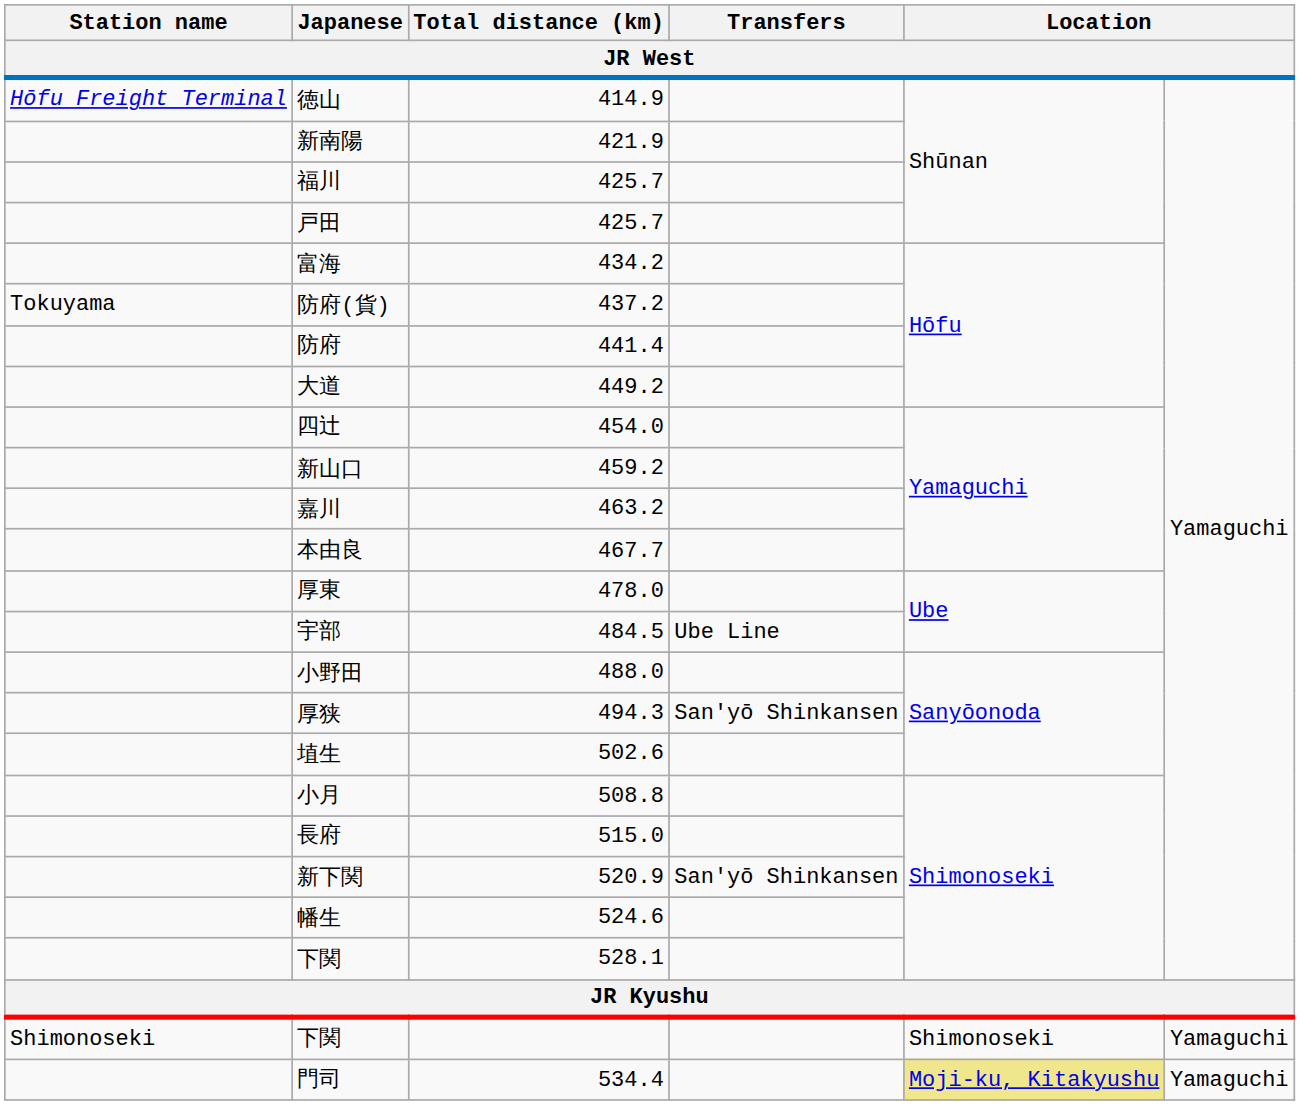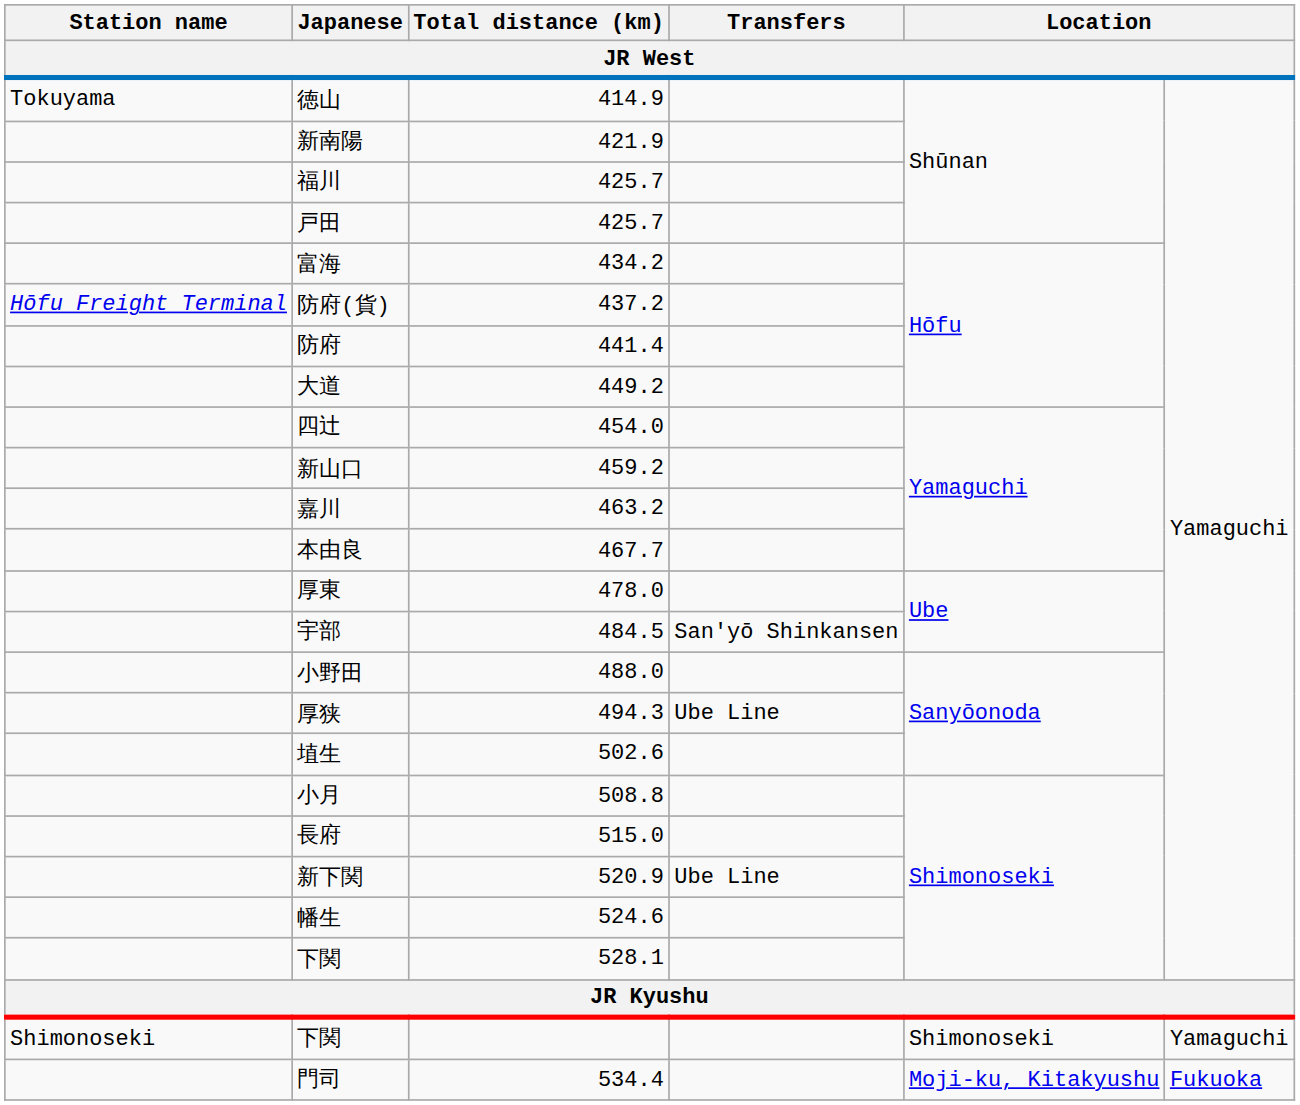(149, 100) Hōfu Freight Terminal -> (63, 100) Tokuyama
(63, 305) Tokuyama -> (149, 305) Hōfu Freight Terminal
(727, 632) Ube Line -> (786, 632) San'yō Shinkansen
(786, 713) San'yō Shinkansen -> (727, 713) Ube Line
(786, 877) San'yō Shinkansen -> (727, 877) Ube Line
(1034, 1080) khaki background -> (1034, 1080) no background
(1229, 1080) Yamaguchi -> (1216, 1080) Fukuoka
